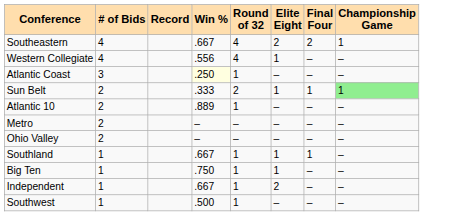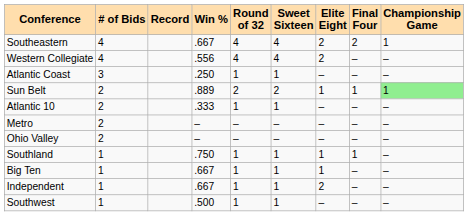+ column: (294, 19)
(276, 59) 1 -> (321, 59) 2
(204, 75) lightyellow background -> (204, 75) no background
(204, 91) .333 -> (204, 91) .889
(204, 107) .889 -> (204, 107) .333
(204, 155) .667 -> (204, 155) .750
(204, 171) .750 -> (204, 171) .667
